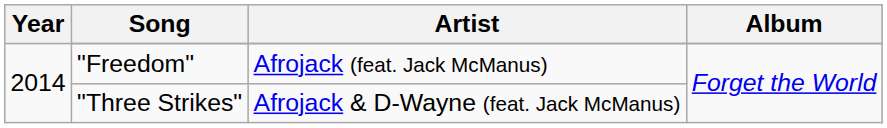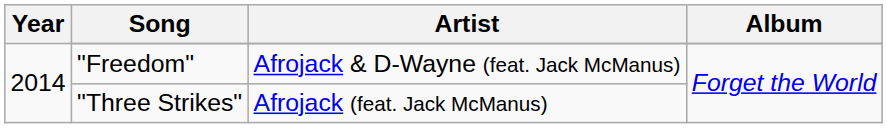(401, 63) Afrojack (feat. Jack McManus) -> (467, 63) Afrojack & D-Wayne (feat. Jack McManus)
(467, 102) Afrojack & D-Wayne (feat. Jack McManus) -> (401, 102) Afrojack (feat. Jack McManus)
